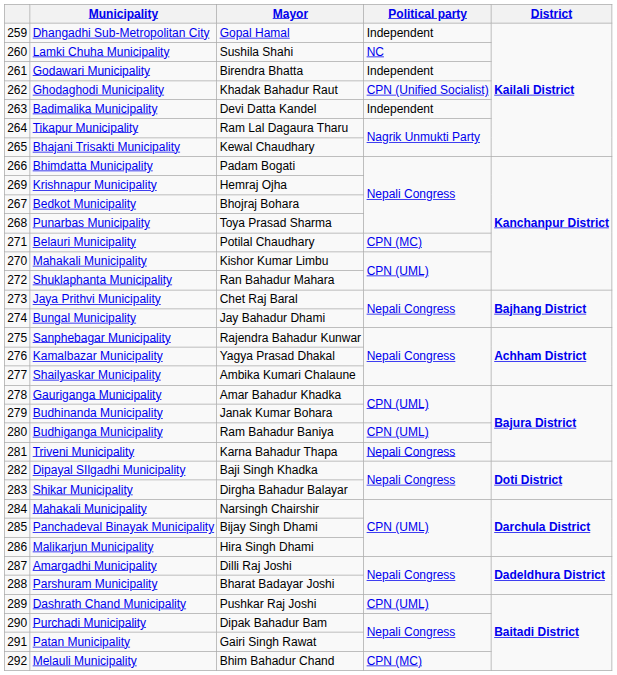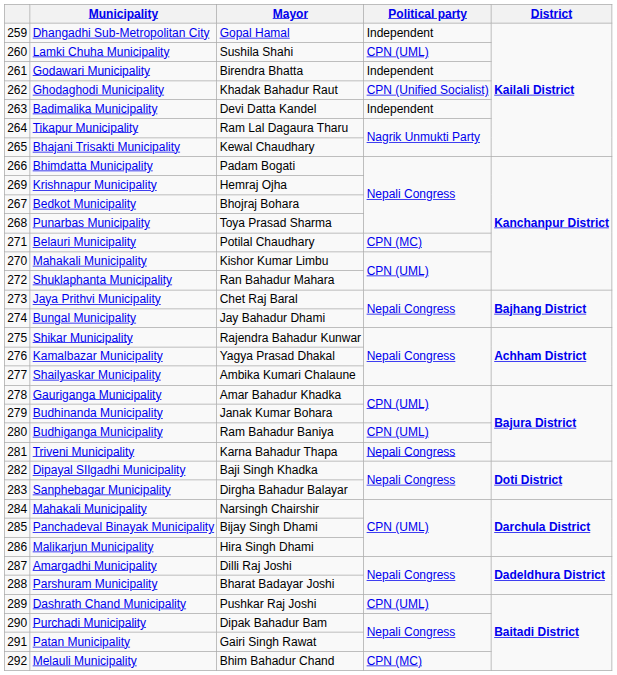(375, 52) NC -> (398, 52) CPN (UML)
(102, 337) Sanphebagar Municipality -> (83, 337) Shikar Municipality
(83, 489) Shikar Municipality -> (102, 489) Sanphebagar Municipality
